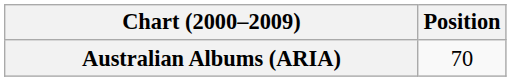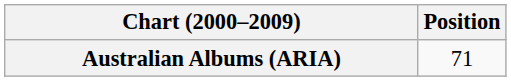(462, 57) 70 -> (462, 57) 71
